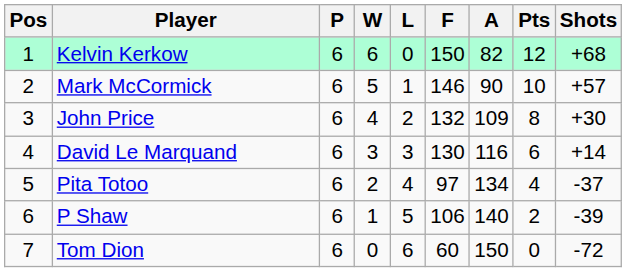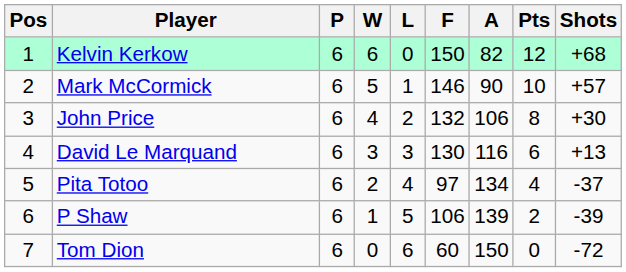(491, 119) 109 -> (491, 119) 106
(588, 151) +14 -> (588, 151) +13
(491, 217) 140 -> (491, 217) 139
